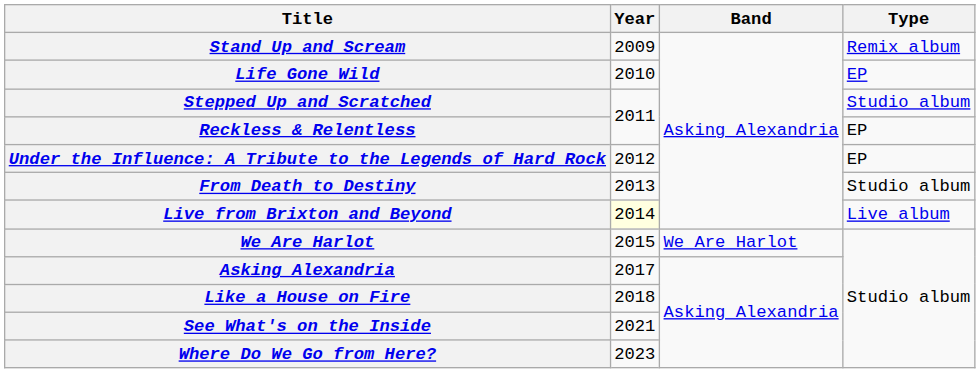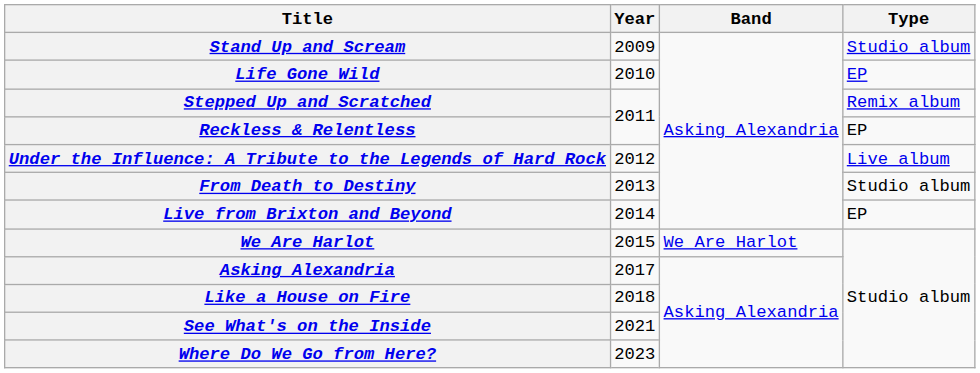(903, 47) Remix album -> (909, 47) Studio album
(909, 103) Studio album -> (903, 103) Remix album
(857, 158) EP -> (898, 158) Live album
(635, 214) lightyellow background -> (635, 214) no background
(898, 214) Live album -> (857, 214) EP
